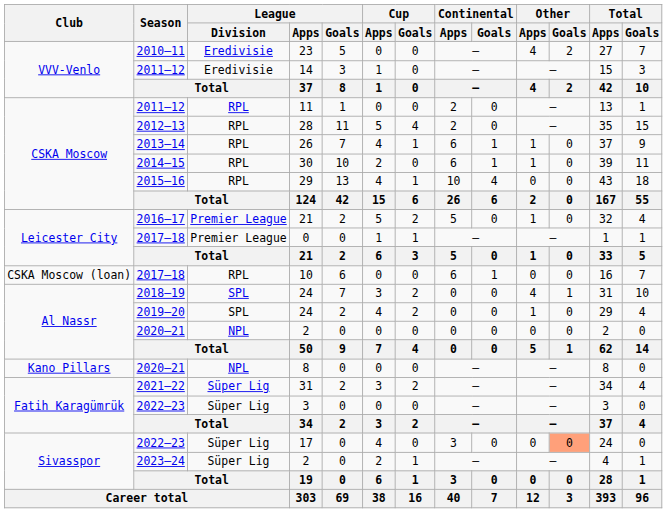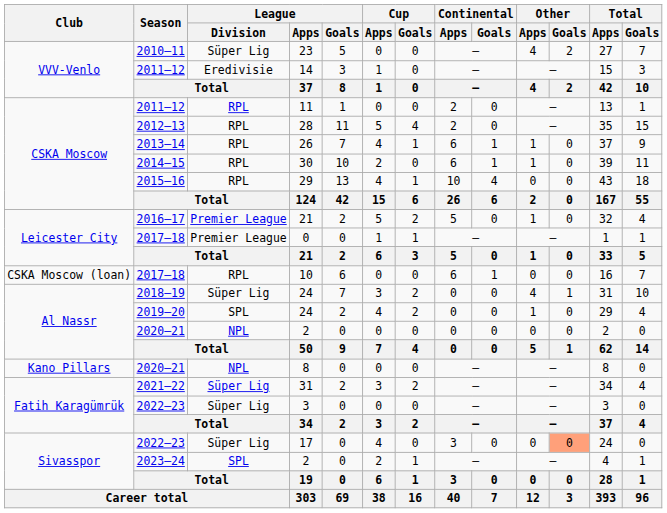(238, 51) Eredivisie -> (238, 51) Süper Lig
(238, 293) SPL -> (238, 293) Süper Lig
(238, 461) Süper Lig -> (238, 461) SPL
